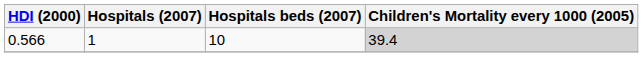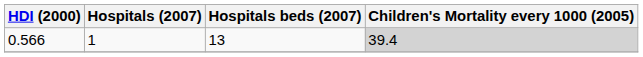(217, 39) 10 -> (217, 39) 13
